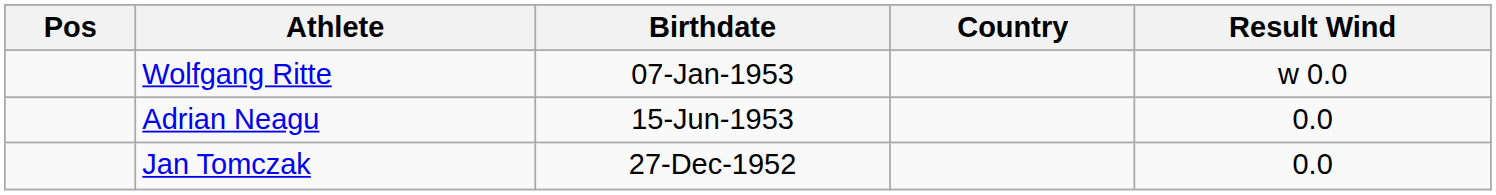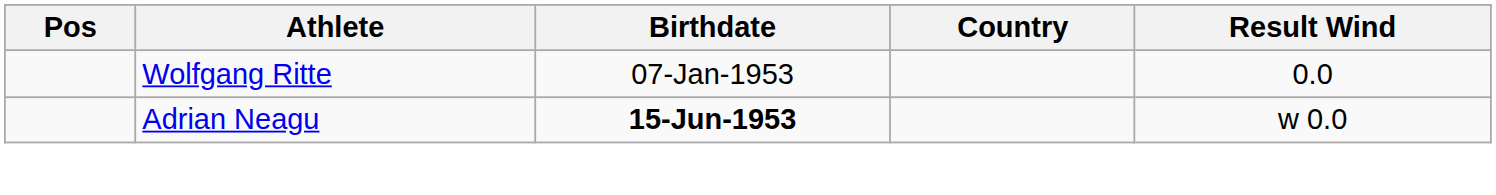(1313, 73) w 0.0 -> (1313, 73) 0.0
(713, 119) normal -> (713, 119) bold
(1313, 119) 0.0 -> (1313, 119) w 0.0
- row: (227, 165)
